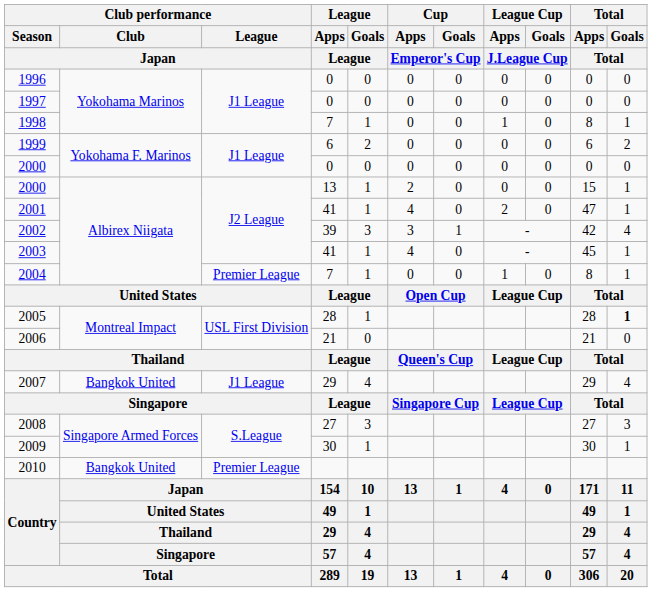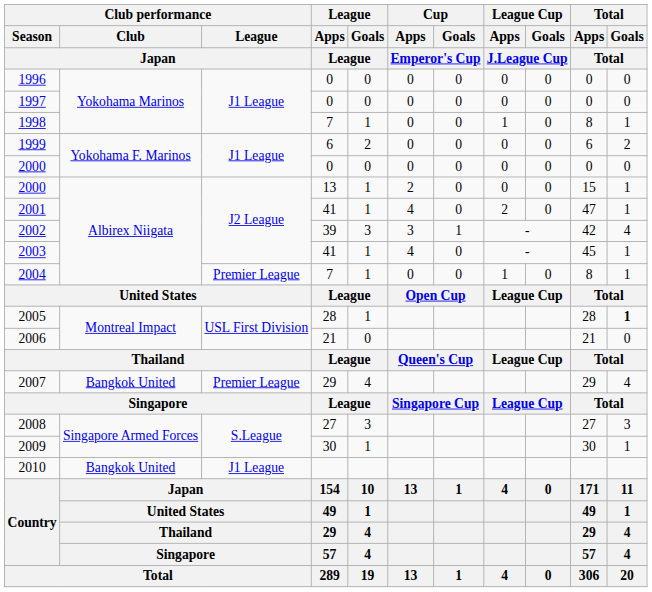(256, 381) J1 League -> (256, 381) Premier League
(256, 468) Premier League -> (256, 468) J1 League
